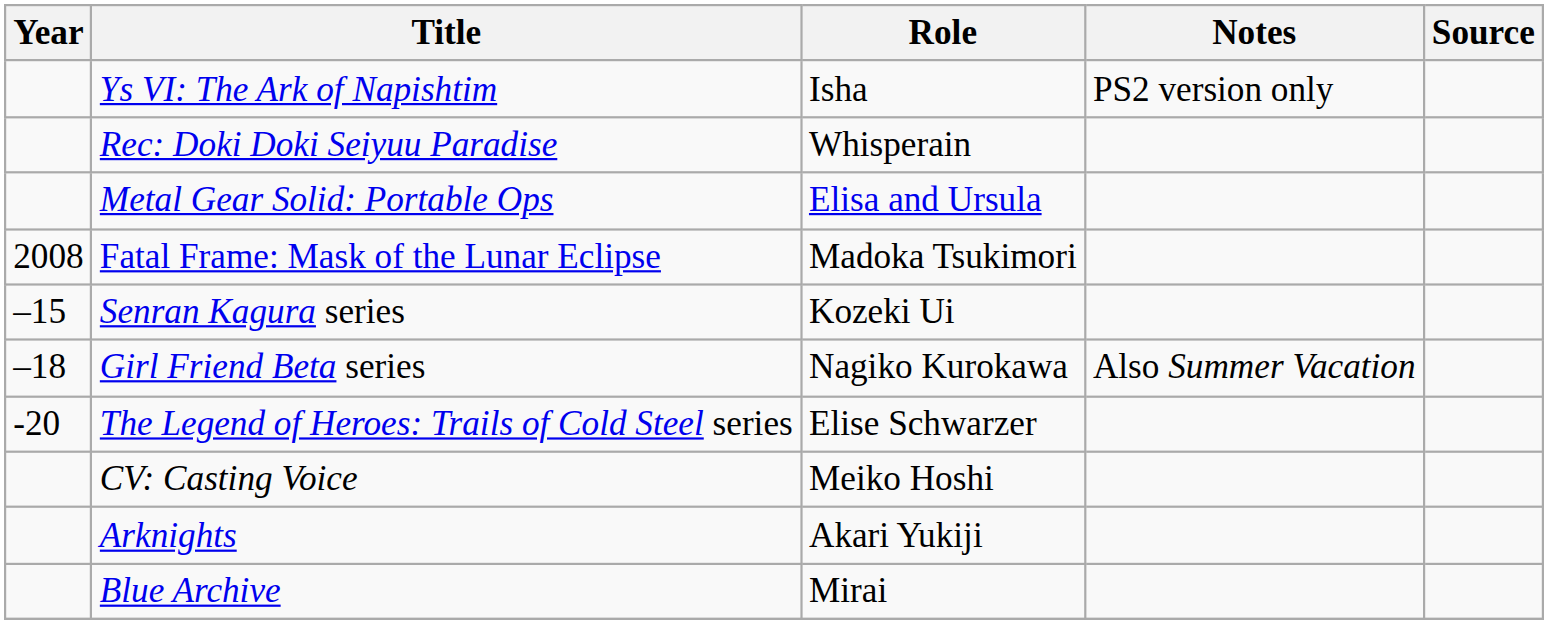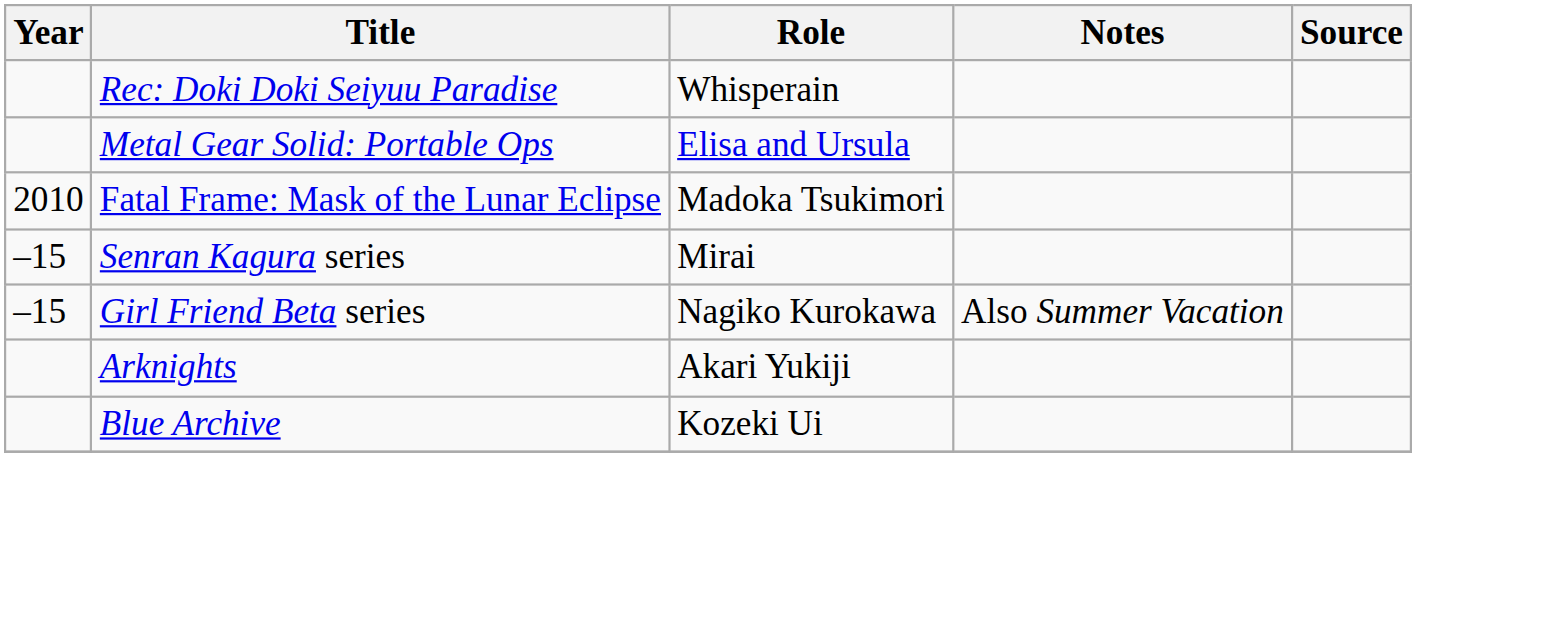- row: (299, 88)
(48, 255) 2008 -> (48, 199) 2010
(882, 311) Kozeki Ui -> (716, 255) Mirai
(40, 367) –18 -> (40, 311) –15
- row: (446, 423)
- row: (229, 479)
(848, 590) Mirai -> (750, 423) Kozeki Ui
